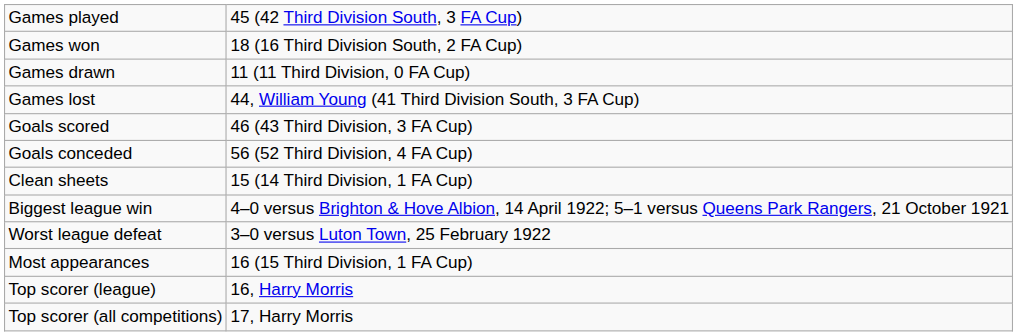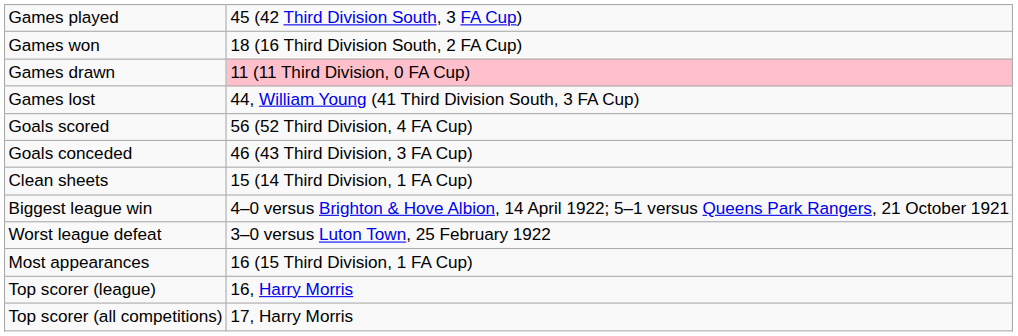(350, 72) no background -> (350, 72) pink background
(352, 126) 46 (43 Third Division, 3 FA Cup) -> (352, 126) 56 (52 Third Division, 4 FA Cup)
(352, 153) 56 (52 Third Division, 4 FA Cup) -> (352, 153) 46 (43 Third Division, 3 FA Cup)
